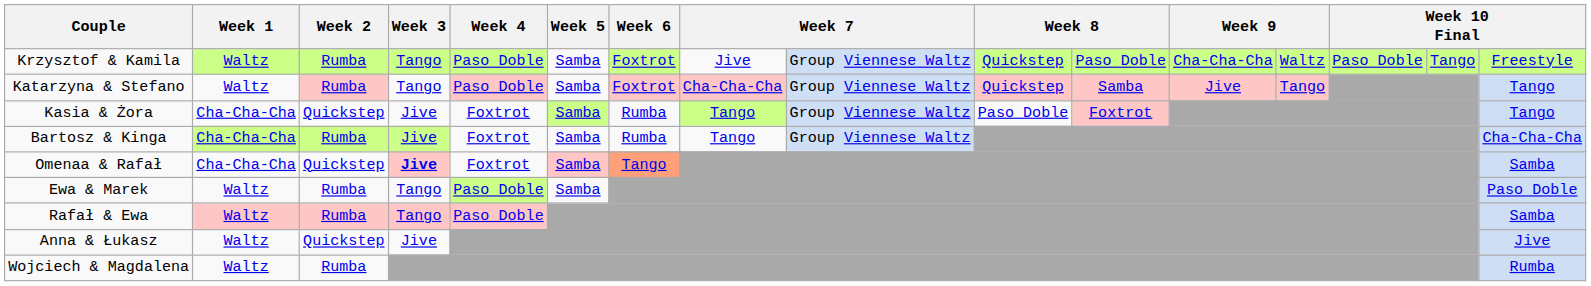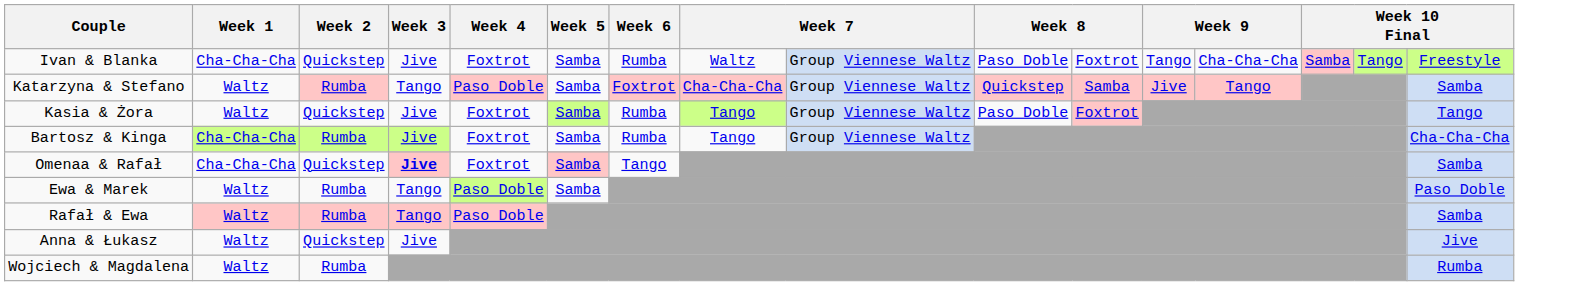- row: (99, 61)
+ row: (99, 61)
(1532, 87) Tango -> (1460, 87) Samba
(246, 113) Cha-Cha-Cha -> (246, 113) Waltz
(644, 164) lightsalmon background -> (644, 164) no background
